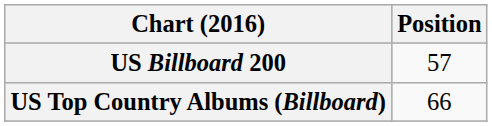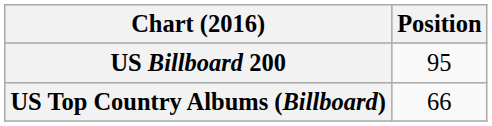(439, 62) 57 -> (439, 62) 95
